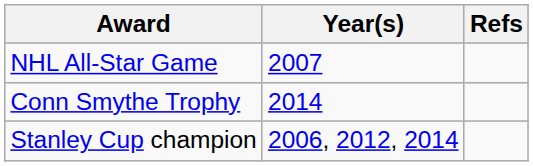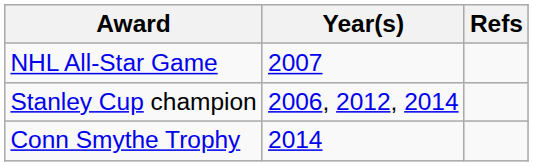rows swapped: (134, 140) <-> (125, 101)
